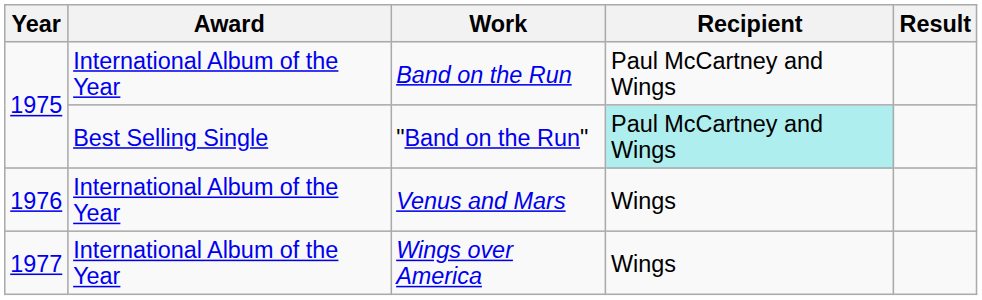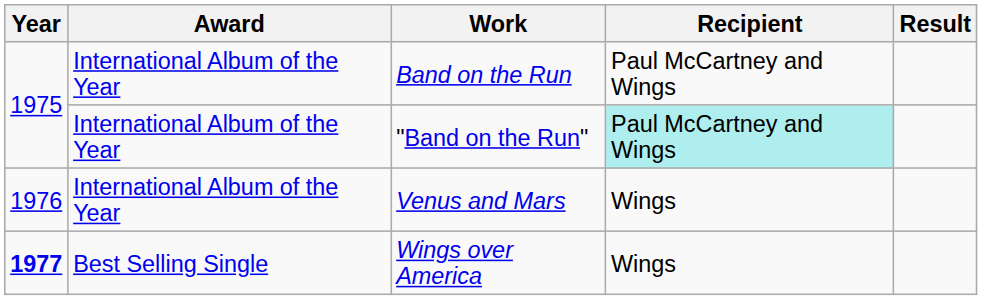(171, 137) Best Selling Single -> (206, 137) International Album of the Year
(36, 263) normal -> (36, 263) bold
(206, 263) International Album of the Year -> (171, 263) Best Selling Single
